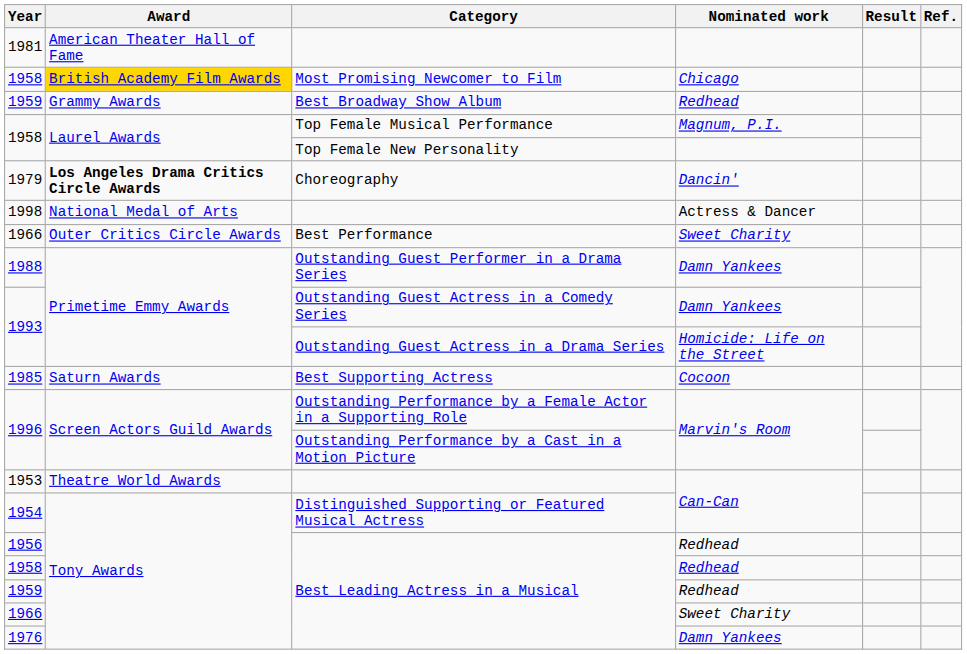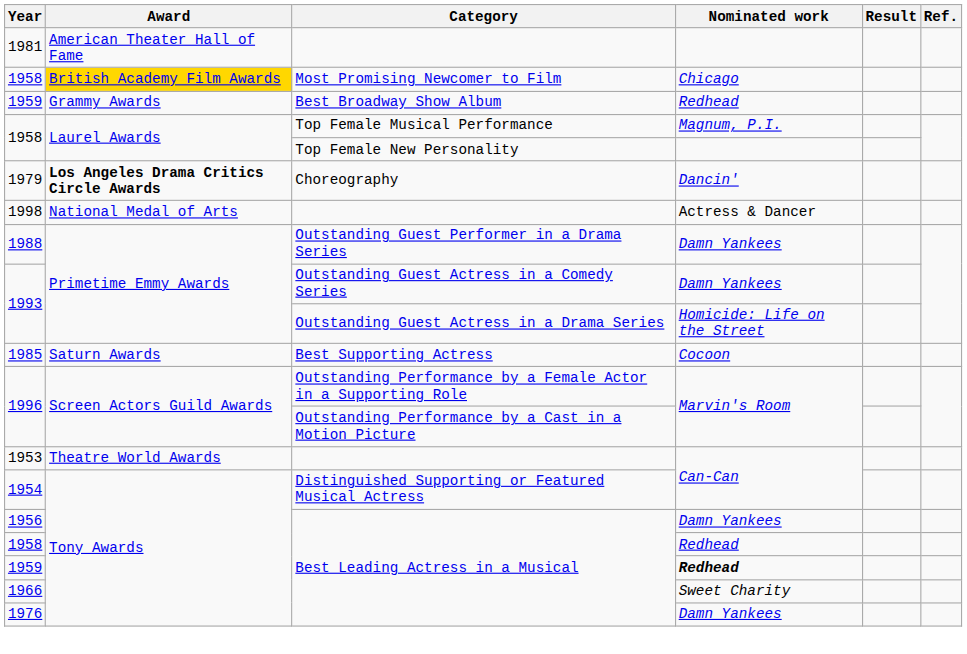- row: (25, 236)
(709, 544) Redhead -> (730, 521) Damn Yankees
(709, 591) normal -> (709, 568) bold
